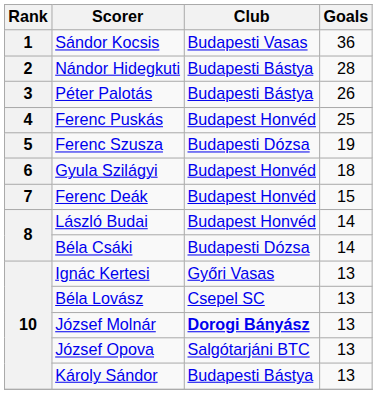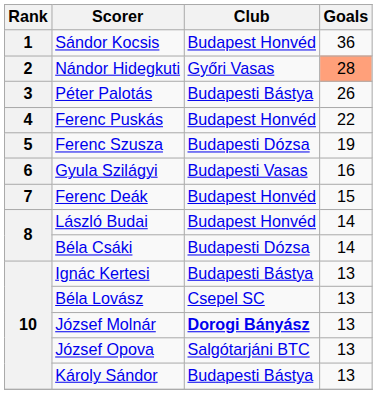(248, 42) Budapesti Vasas -> (252, 42) Budapest Honvéd
(250, 68) Budapesti Bástya -> (231, 68) Győri Vasas
(346, 68) no background -> (346, 68) lightsalmon background
(346, 119) 25 -> (346, 119) 22
(252, 171) Budapest Honvéd -> (248, 171) Budapesti Vasas
(346, 171) 18 -> (346, 171) 16
(231, 273) Győri Vasas -> (250, 273) Budapesti Bástya
